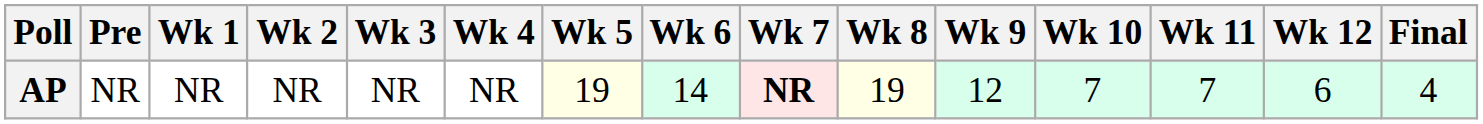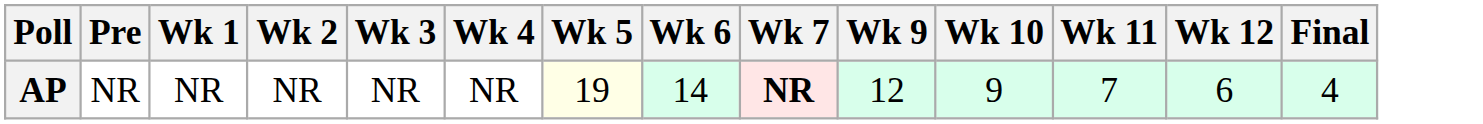- column: (887, 32)
(1092, 88) 7 -> (994, 88) 9
